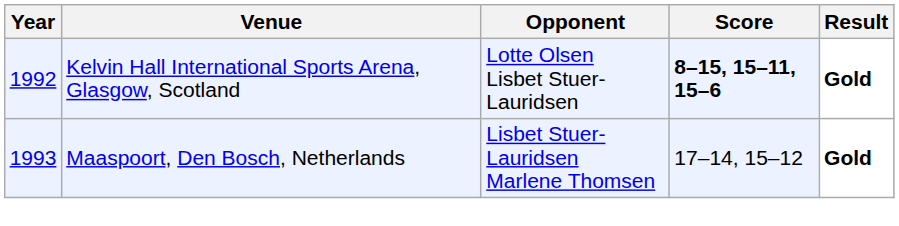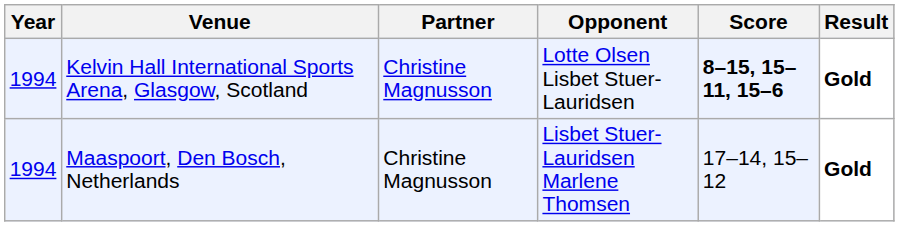+ column: (458, 22)
(33, 78) 1992 -> (33, 78) 1994
(33, 158) 1993 -> (33, 170) 1994
